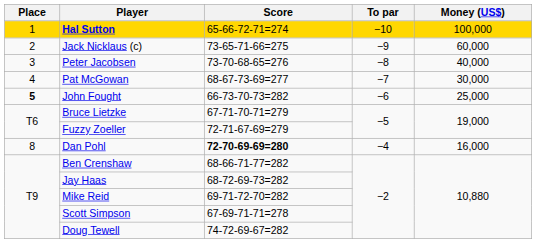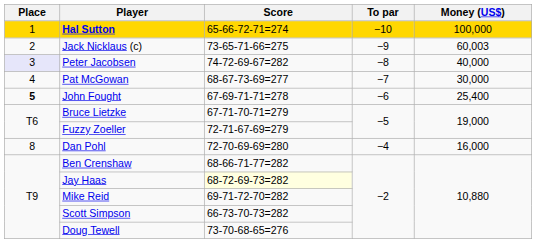(473, 46) 60,000 -> (473, 46) 60,003
(32, 63) no background -> (32, 63) lavender background
(248, 63) 73-70-68-65=276 -> (248, 63) 74-72-69-67=282
(248, 96) 66-73-70-73=282 -> (248, 96) 67-69-71-71=278
(473, 96) 25,000 -> (473, 96) 25,400
(248, 146) bold -> (248, 146) normal
(248, 180) no background -> (248, 180) lightyellow background
(248, 213) 67-69-71-71=278 -> (248, 213) 66-73-70-73=282
(248, 230) 74-72-69-67=282 -> (248, 230) 73-70-68-65=276
